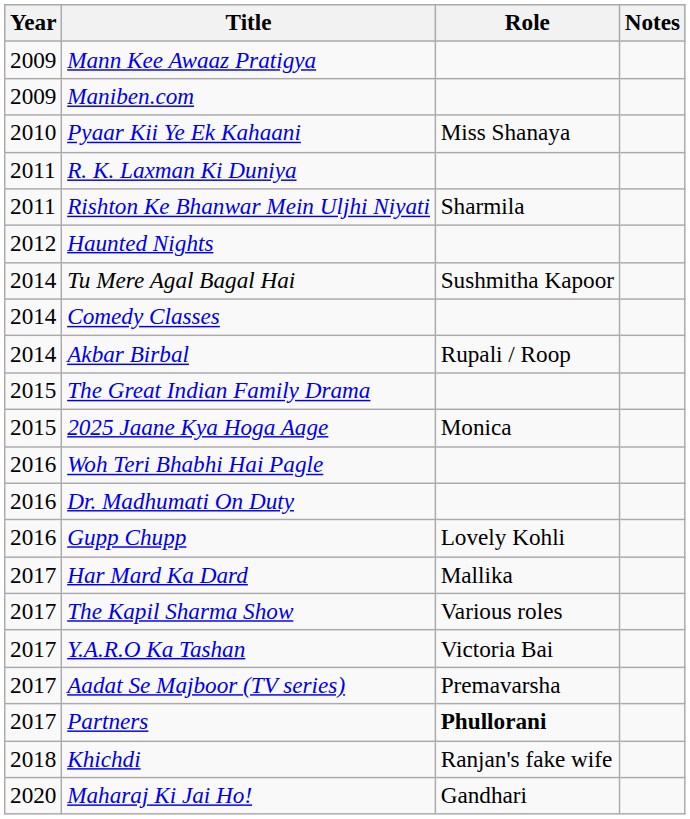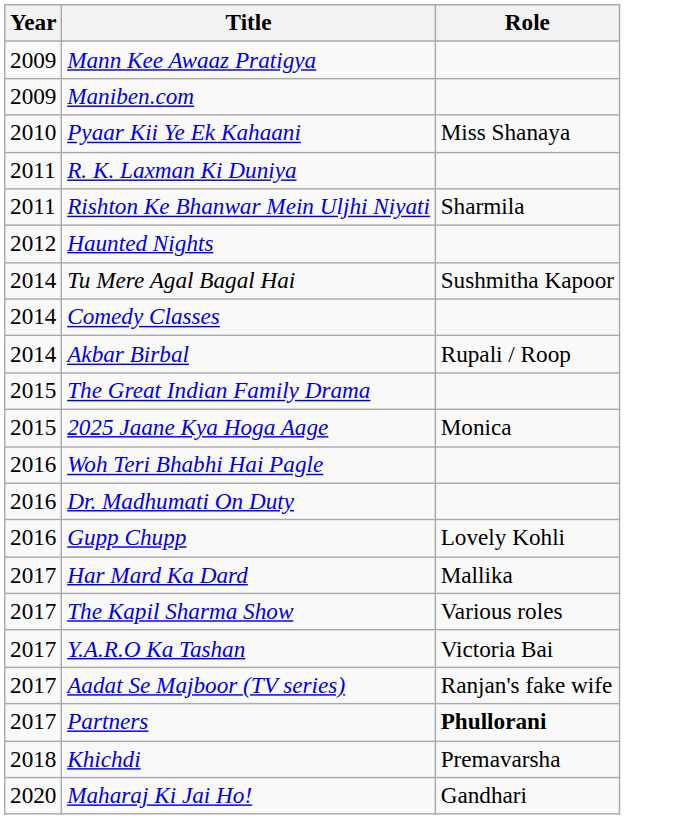- column: (652, 22)
(501, 685) Premavarsha -> (527, 685) Ranjan's fake wife
(527, 758) Ranjan's fake wife -> (501, 758) Premavarsha
